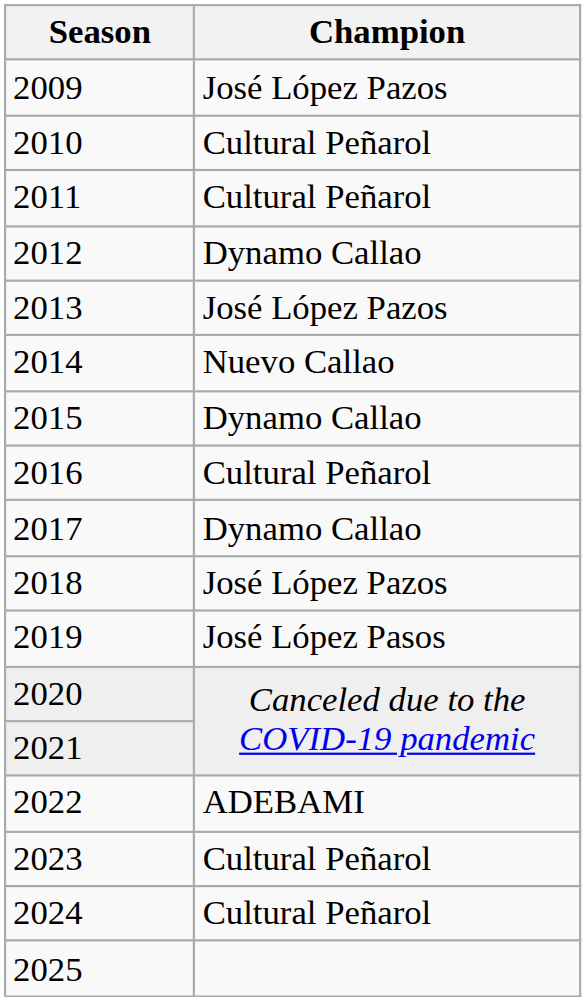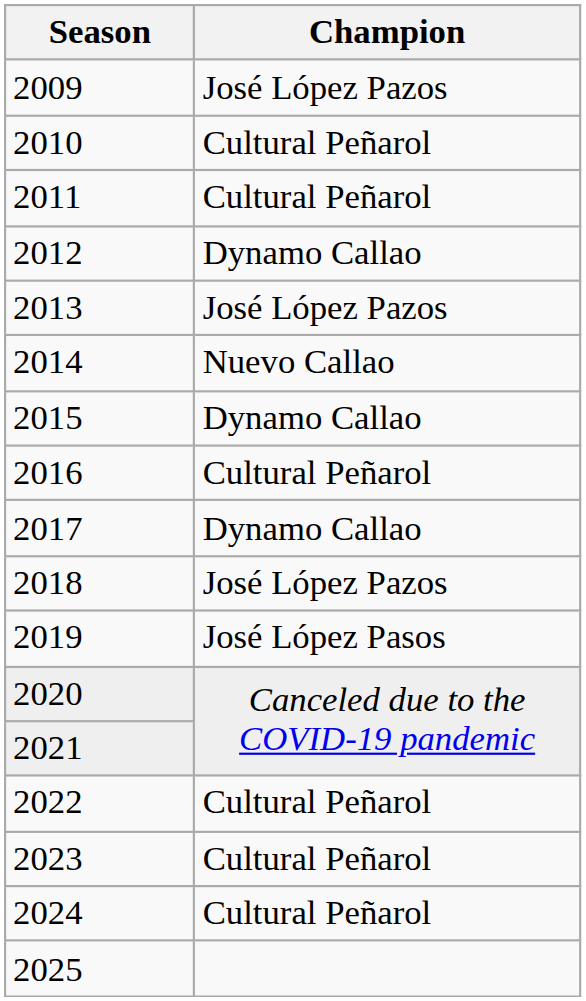(284, 802) ADEBAMI -> (317, 802) Cultural Peñarol
